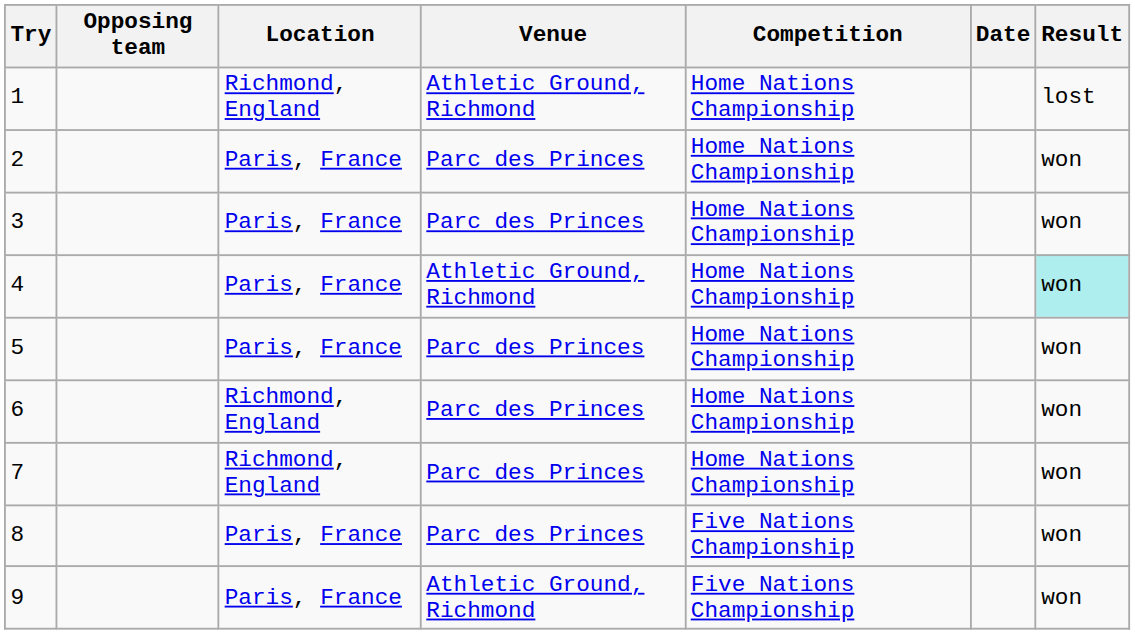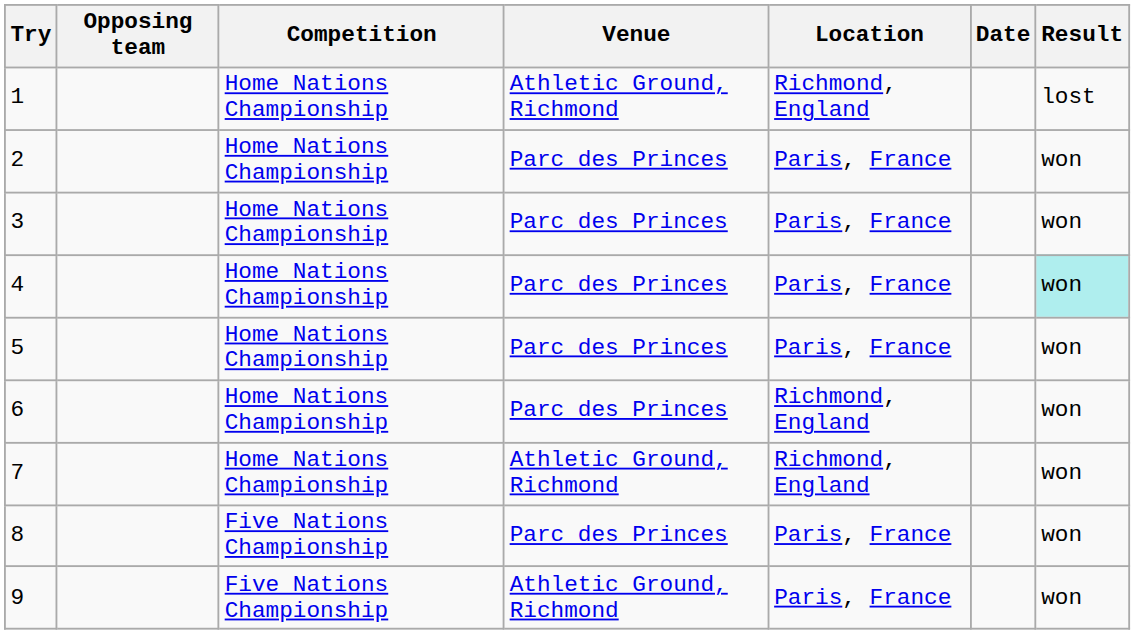columns swapped: (320, 36) <-> (828, 36)
(535, 286) Athletic Ground, Richmond -> (619, 286) Parc des Princes
(535, 474) Parc des Princes -> (619, 474) Athletic Ground, Richmond
